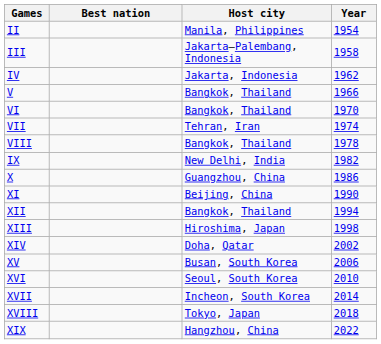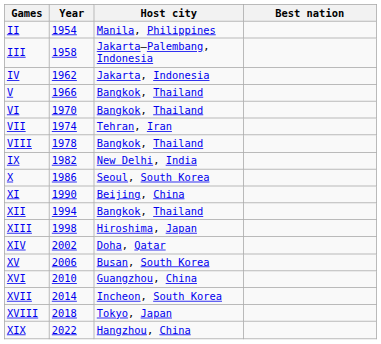columns swapped: (354, 13) <-> (116, 13)
(235, 177) Guangzhou, China -> (153, 177) Seoul, South Korea
(241, 279) Seoul, South Korea -> (147, 279) Guangzhou, China
